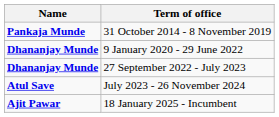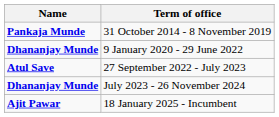(53, 67) Dhananjay Munde -> (30, 67) Atul Save
(30, 85) Atul Save -> (53, 85) Dhananjay Munde
